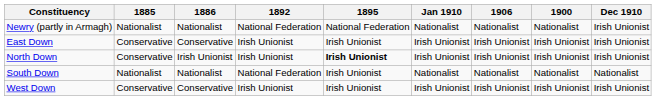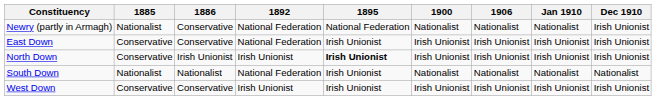columns swapped: (561, 12) <-> (442, 12)
(199, 27) Nationalist -> (205, 27) Conservative
(265, 42) Irish Unionist -> (279, 42) National Federation
